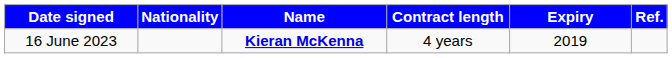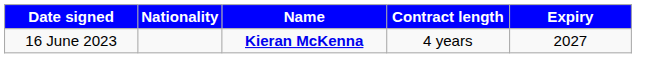- column: (650, 17)
(570, 41) 2019 -> (570, 41) 2027
